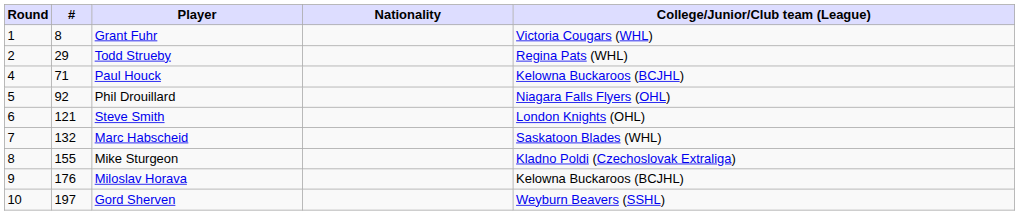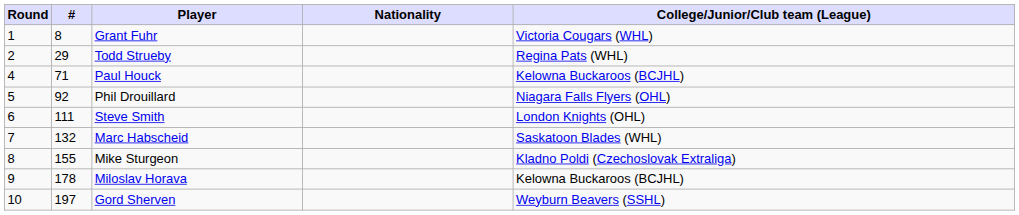(65, 117) 121 -> (64, 117) 111
(65, 179) 176 -> (65, 179) 178
